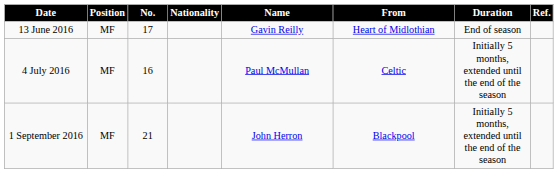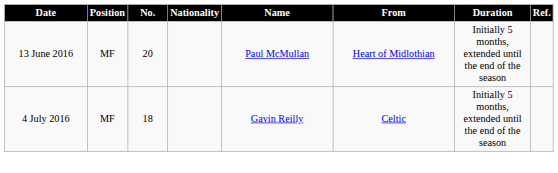(148, 30) 17 -> (148, 54) 20
(277, 30) Gavin Reilly -> (277, 54) Paul McMullan
(493, 30) End of season -> (493, 54) Initially 5 months, extended until the end of the season
(148, 71) 16 -> (148, 119) 18
(277, 71) Paul McMullan -> (277, 119) Gavin Reilly
- row: (46, 136)
